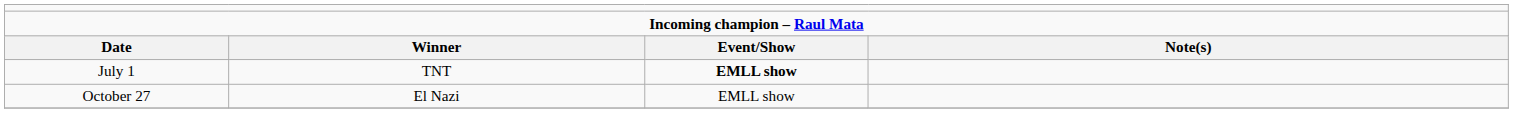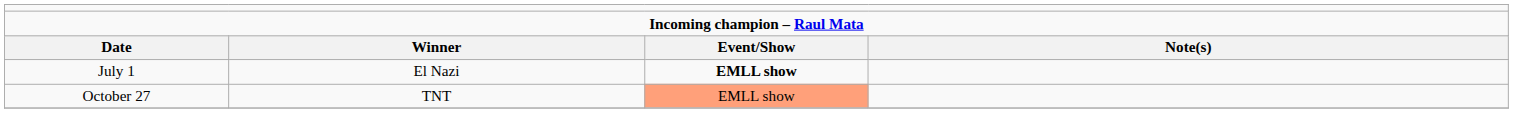(436, 71) TNT -> (436, 71) El Nazi
(436, 95) El Nazi -> (436, 95) TNT
(756, 95) no background -> (756, 95) lightsalmon background
